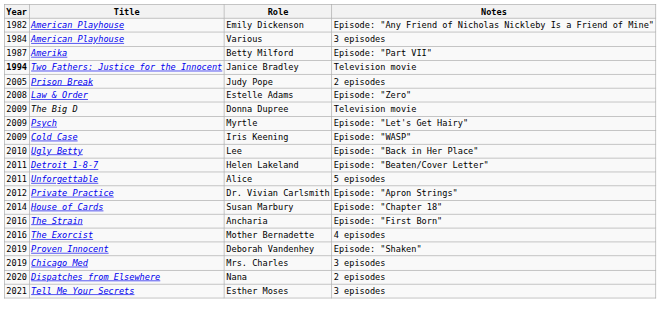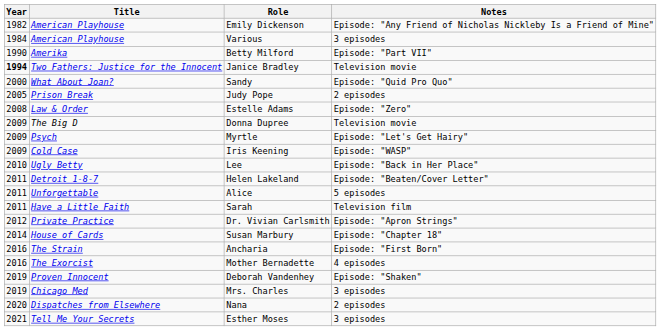(17, 53) 1987 -> (17, 53) 1990
+ row: (239, 81)
+ row: (239, 207)
